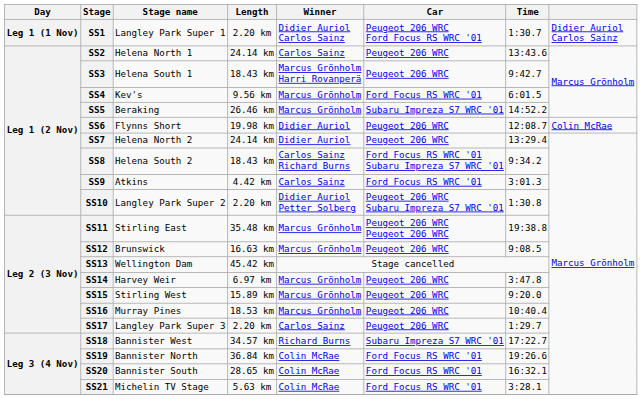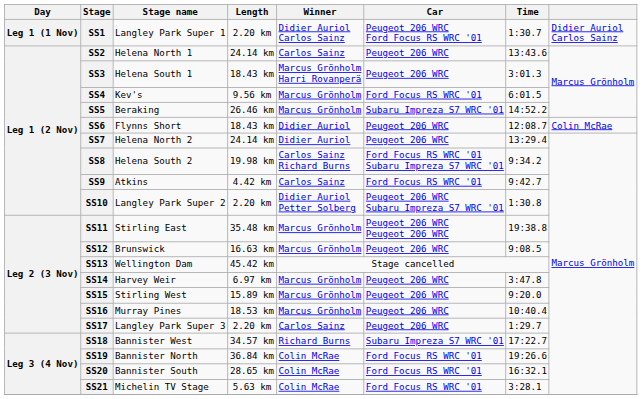(525, 74) 9:42.7 -> (525, 74) 3:01.3
(252, 125) 19.98 km -> (252, 125) 18.43 km
(252, 161) 18.43 km -> (252, 161) 19.98 km
(525, 182) 3:01.3 -> (525, 182) 9:42.7
